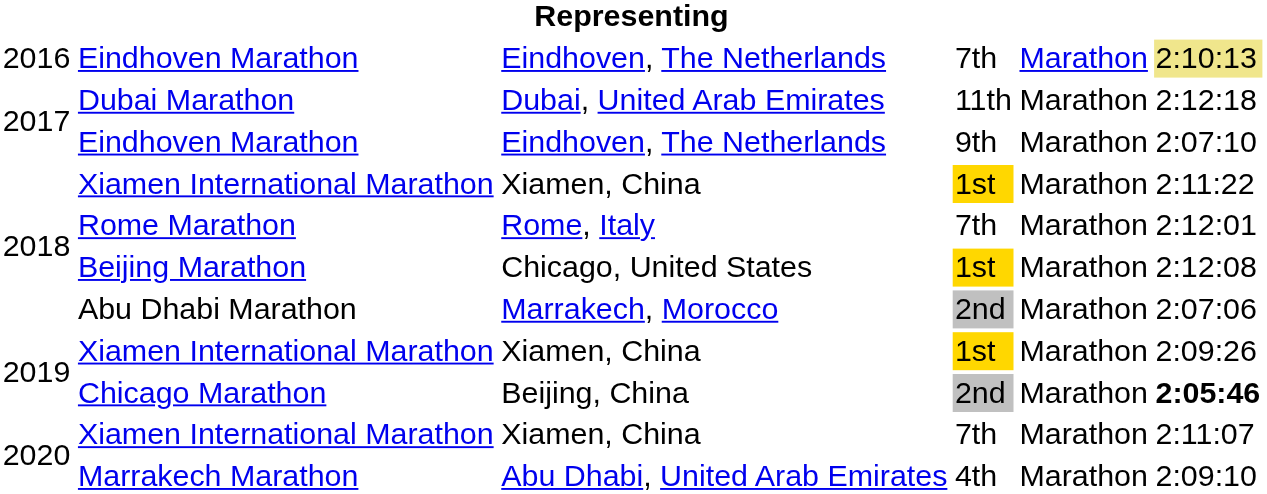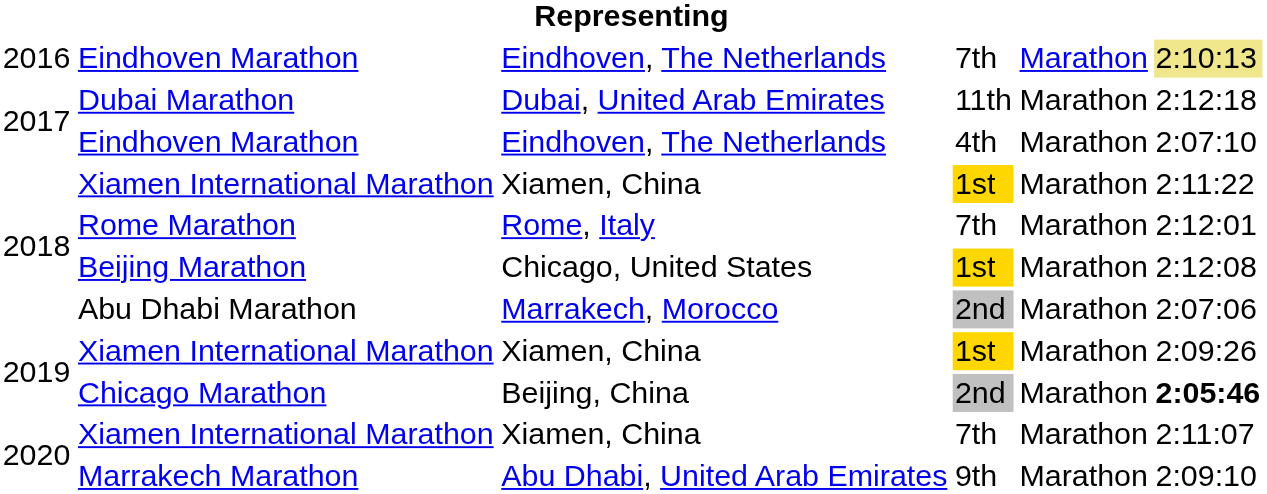(976, 141) 9th -> (976, 141) 4th
(976, 476) 4th -> (976, 476) 9th
